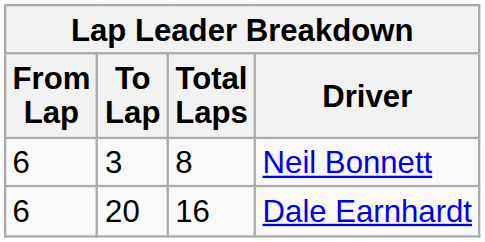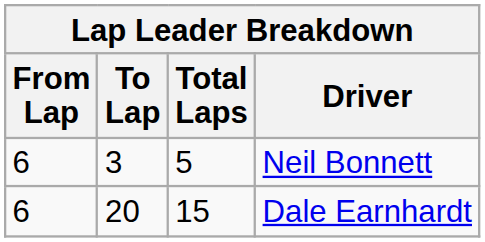(184, 162) 8 -> (184, 162) 5
(192, 211) 16 -> (192, 211) 15
